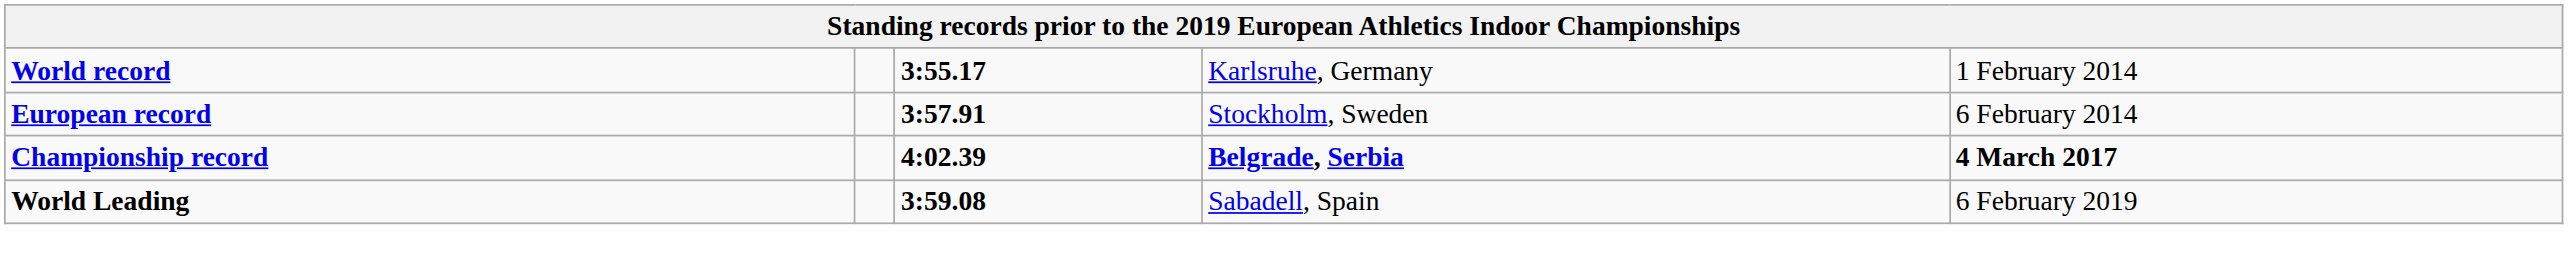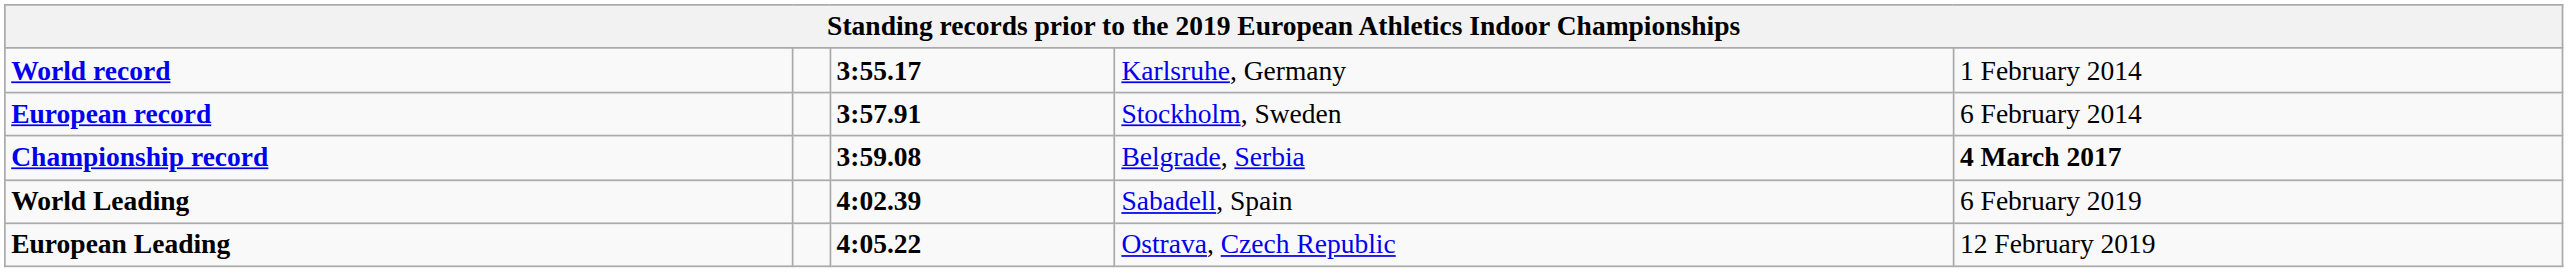(943, 157) 4:02.39 -> (879, 157) 3:59.08
(1306, 157) bold -> (1213, 157) normal
(943, 200) 3:59.08 -> (879, 200) 4:02.39
+ row: (121, 244)
